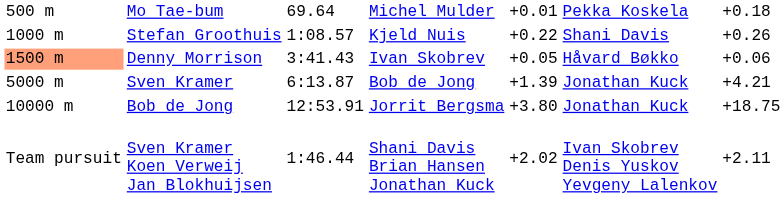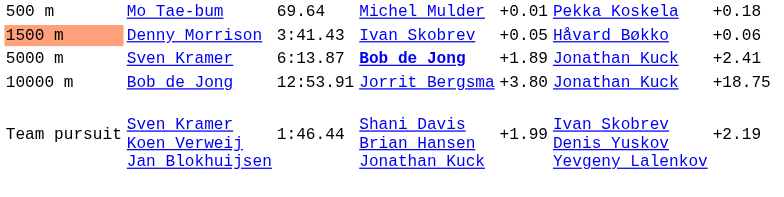- row: (204, 36)
(422, 83) normal -> (412, 59) bold
(533, 83) +1.39 -> (524, 59) +1.89
(747, 83) +4.21 -> (737, 59) +2.41
(533, 158) +2.02 -> (524, 134) +1.99
(747, 158) +2.11 -> (737, 134) +2.19
